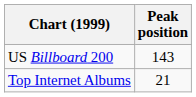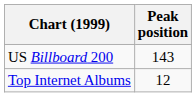(163, 80) 21 -> (163, 80) 12
